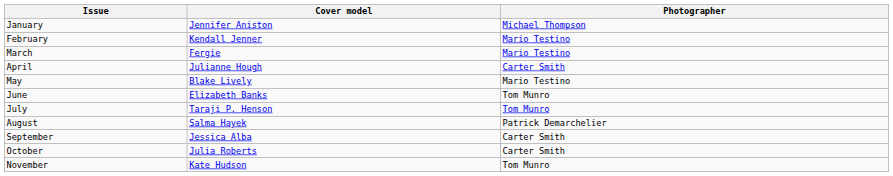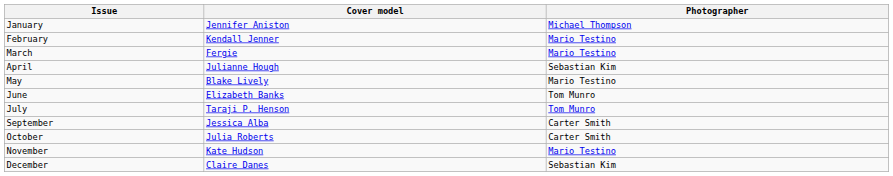(534, 67) Carter Smith -> (582, 67) Sebastian Kim
- row: (22, 123)
(526, 165) Tom Munro -> (582, 151) Mario Testino
+ row: (27, 165)
